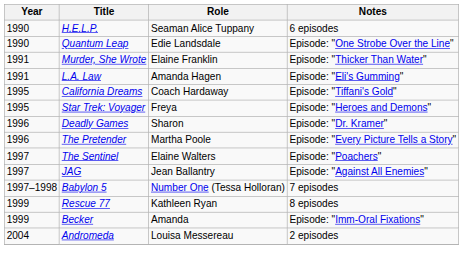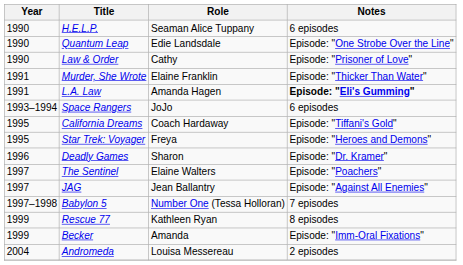+ row: (90, 60)
(346, 76) normal -> (352, 92) bold
+ row: (96, 108)
- row: (94, 140)
